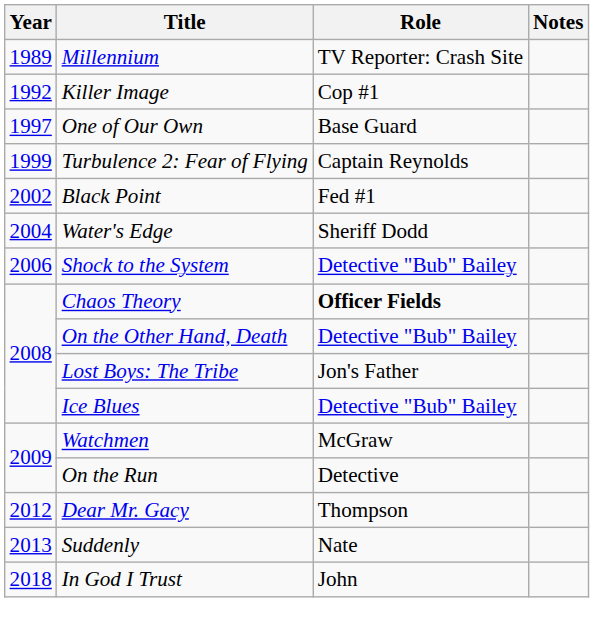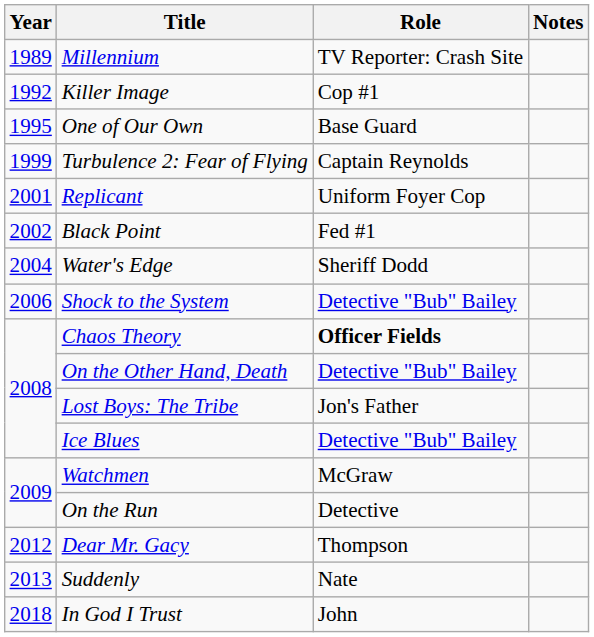(31, 126) 1997 -> (31, 126) 1995
+ row: (102, 196)
